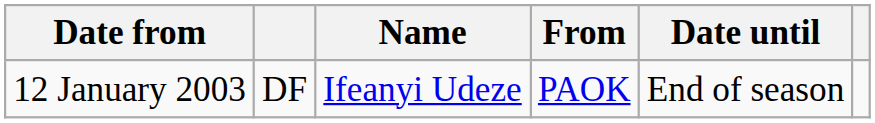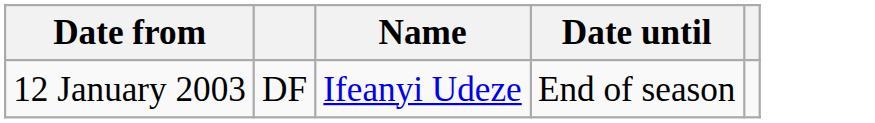- column: (584, 32)
